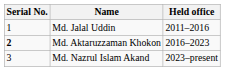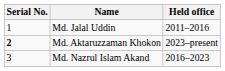(187, 43) 2016–2023 -> (192, 43) 2023–present
(192, 58) 2023–present -> (187, 58) 2016–2023
